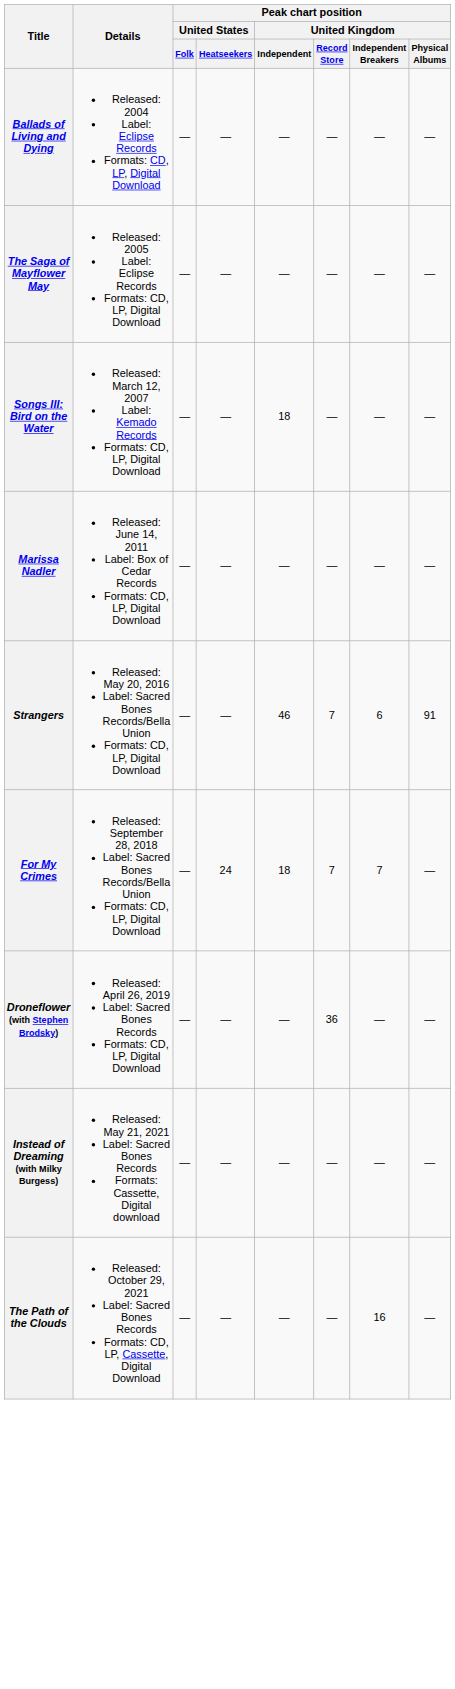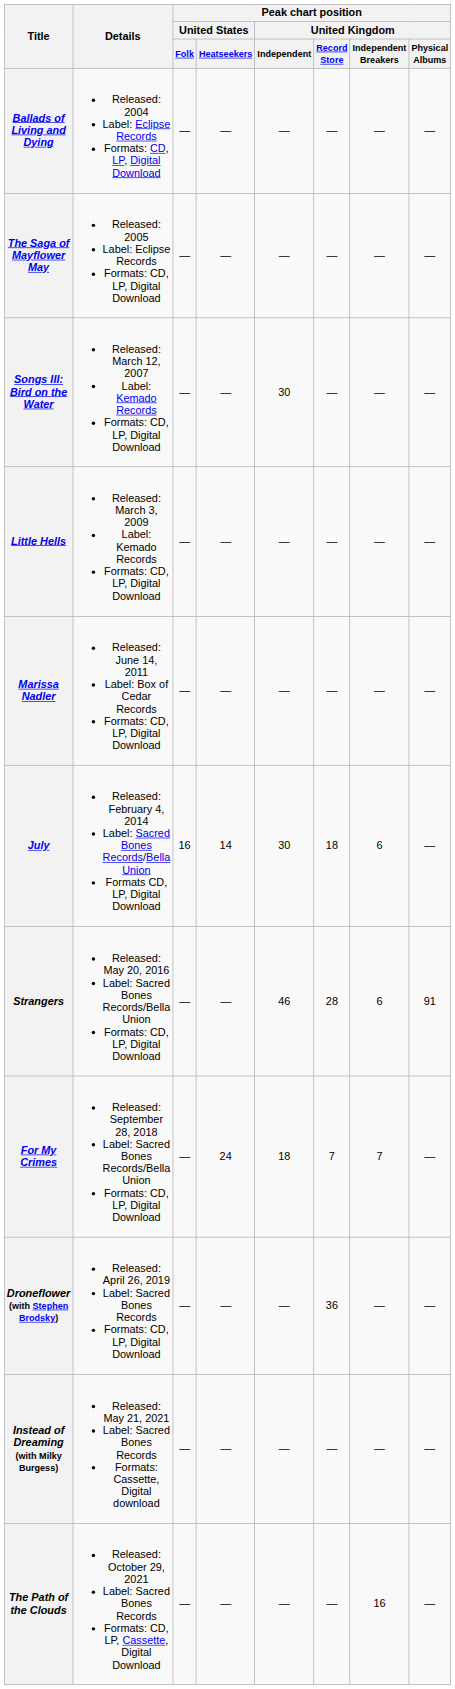(284, 416) 18 -> (284, 392) 30
+ row: (39, 541)
+ row: (39, 846)
(332, 715) 7 -> (332, 1001) 28
